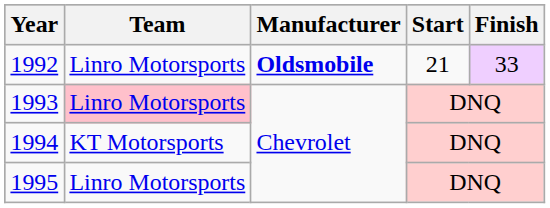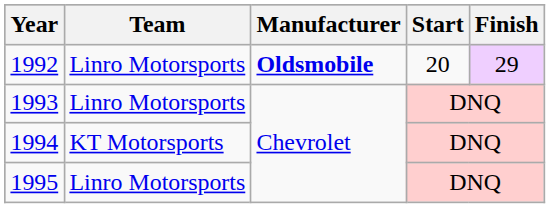(438, 64) 21 -> (438, 64) 20
(507, 64) 33 -> (507, 64) 29
(157, 103) pink background -> (157, 103) no background
